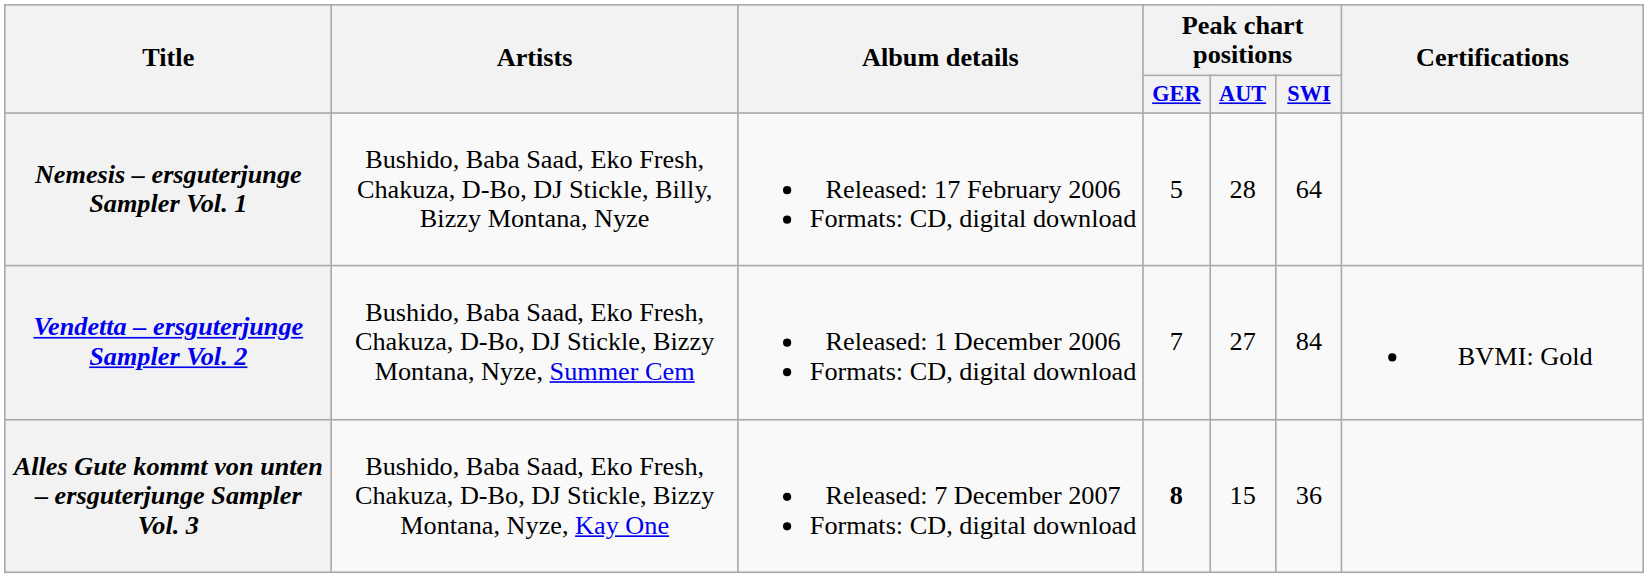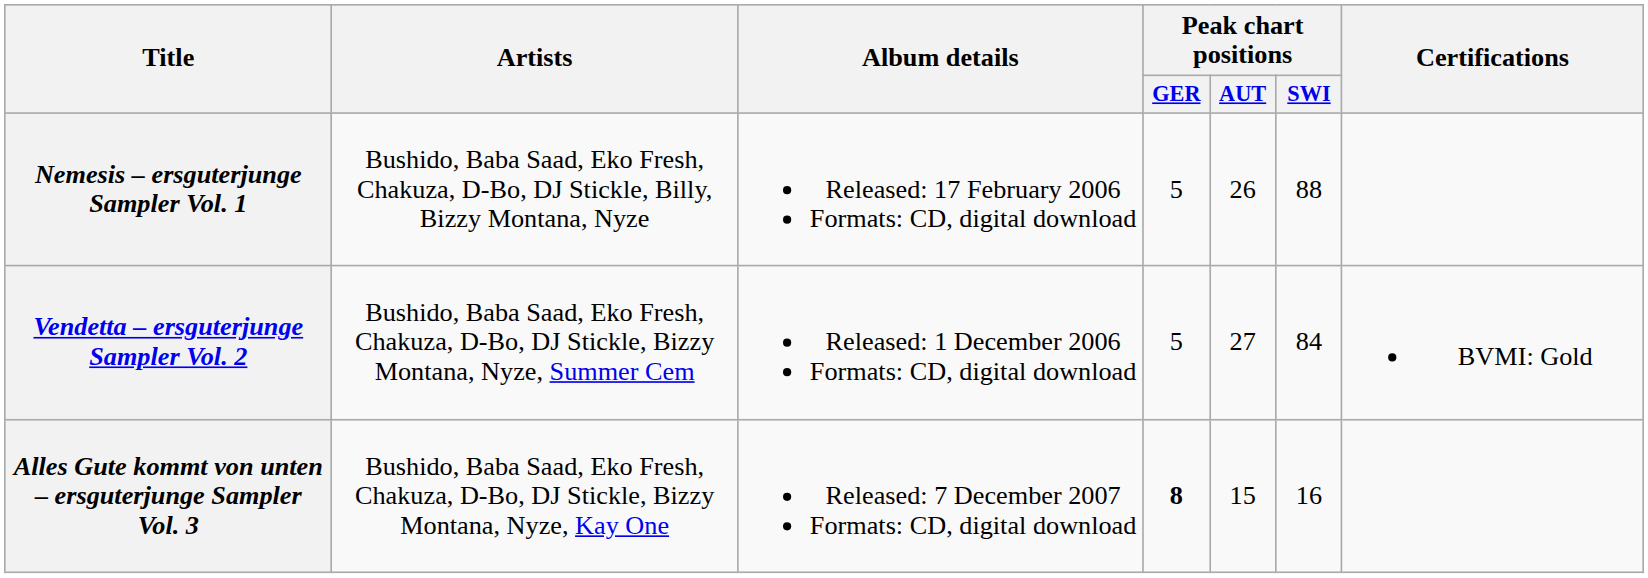(1243, 188) 28 -> (1243, 188) 26
(1309, 188) 64 -> (1309, 188) 88
(1176, 342) 7 -> (1176, 342) 5
(1309, 495) 36 -> (1309, 495) 16
